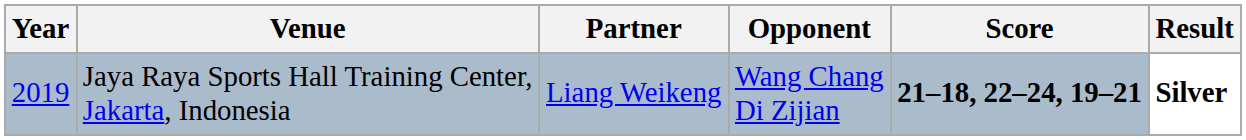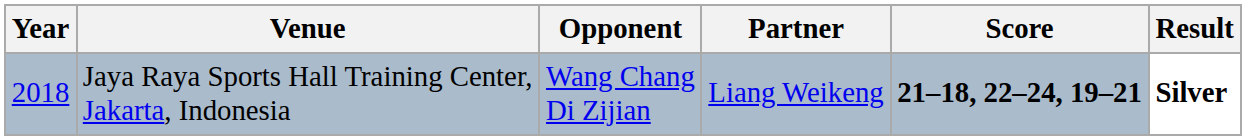columns swapped: (634, 28) <-> (809, 28)
(41, 93) 2019 -> (41, 93) 2018
